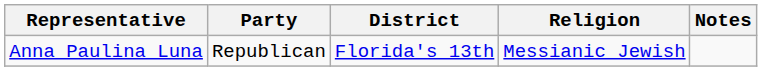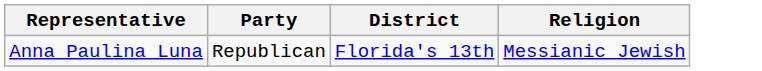- column: (723, 20)
